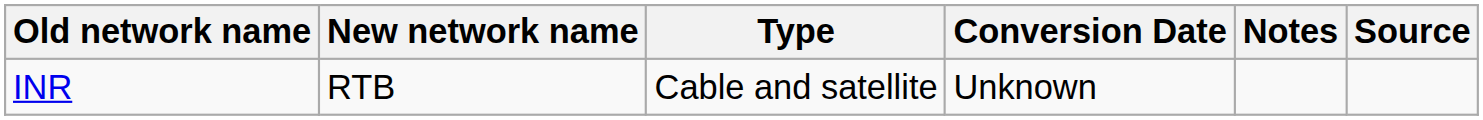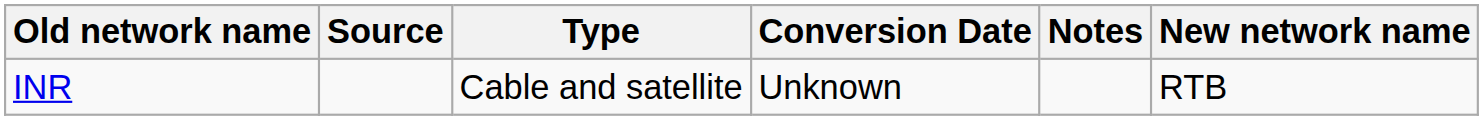columns swapped: (483, 31) <-> (1412, 31)
